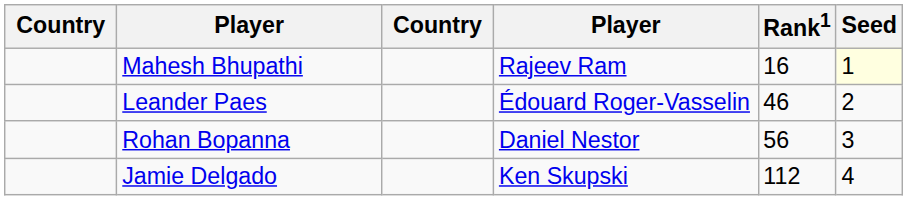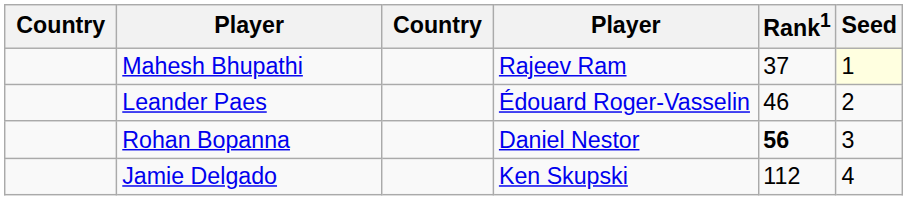(776, 65) 16 -> (776, 65) 37
(776, 139) normal -> (776, 139) bold
